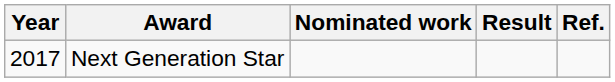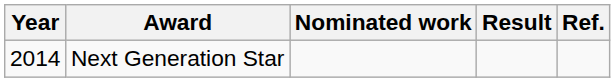(35, 58) 2017 -> (35, 58) 2014
